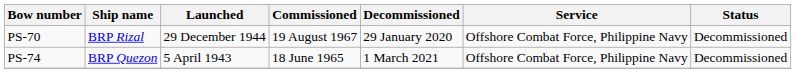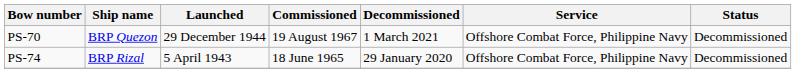(116, 36) BRP Rizal -> (123, 36) BRP Quezon
(408, 36) 29 January 2020 -> (401, 36) 1 March 2021
(123, 57) BRP Quezon -> (116, 57) BRP Rizal
(401, 57) 1 March 2021 -> (408, 57) 29 January 2020
